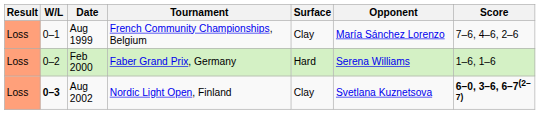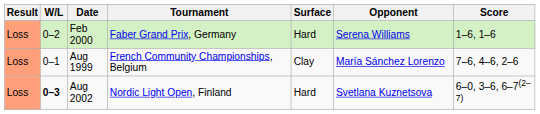rows swapped: (81, 34) <-> (81, 62)
(304, 92) Clay -> (305, 92) Hard
(493, 92) bold -> (493, 90) normal
